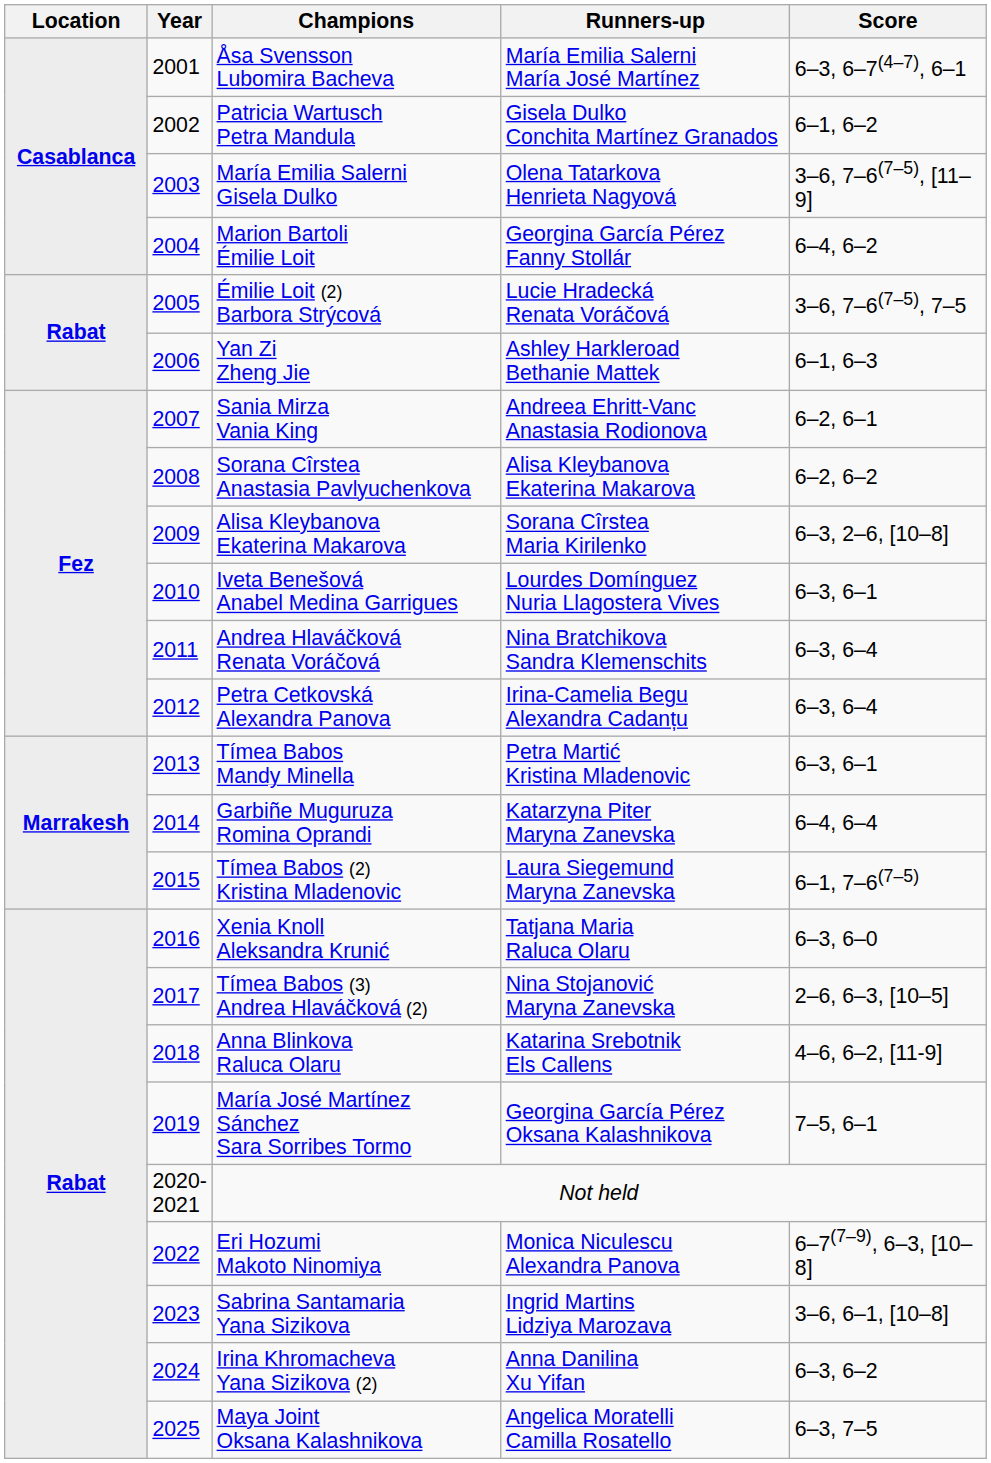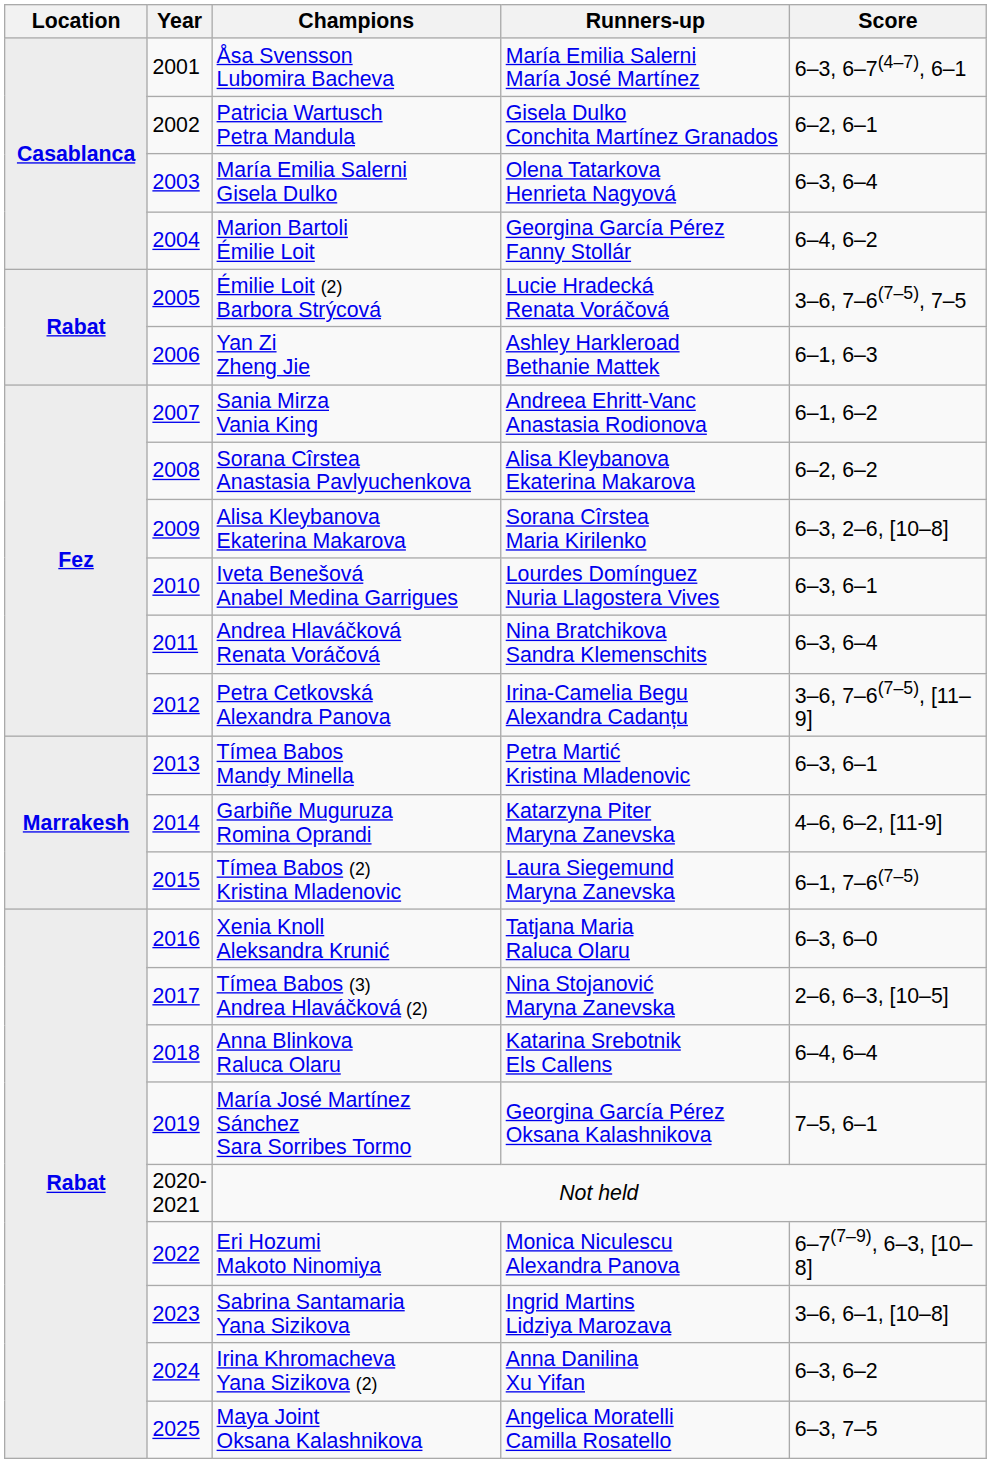(836, 124) 6–1, 6–2 -> (836, 124) 6–2, 6–1
(883, 185) 3–6, 7–6(7–5), [11–9] -> (836, 182) 6–3, 6–4
(836, 418) 6–2, 6–1 -> (836, 413) 6–1, 6–2
(836, 707) 6–3, 6–4 -> (883, 704) 3–6, 7–6(7–5), [11–9]
(836, 822) 6–4, 6–4 -> (869, 822) 4–6, 6–2, [11-9]
(869, 1053) 4–6, 6–2, [11-9] -> (836, 1053) 6–4, 6–4
